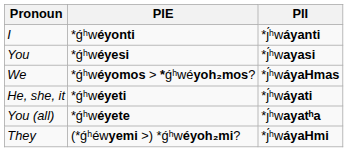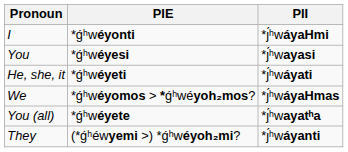(291, 34) *ȷ́ʰwáyanti -> (295, 34) *ȷ́ʰwáyaHmi
rows swapped: (36, 95) <-> (17, 75)
(295, 136) *ȷ́ʰwáyaHmi -> (291, 136) *ȷ́ʰwáyanti
